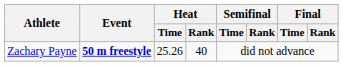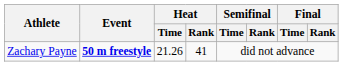(170, 51) 25.26 -> (170, 51) 21.26
(201, 51) 40 -> (201, 51) 41
